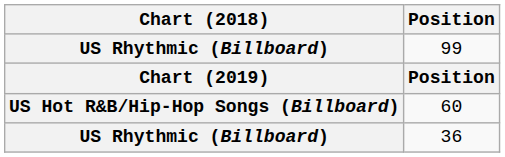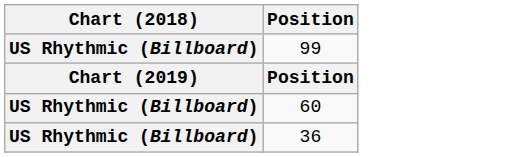(204, 108) US Hot R&B/Hip-Hop Songs (Billboard) -> (134, 108) US Rhythmic (Billboard)
